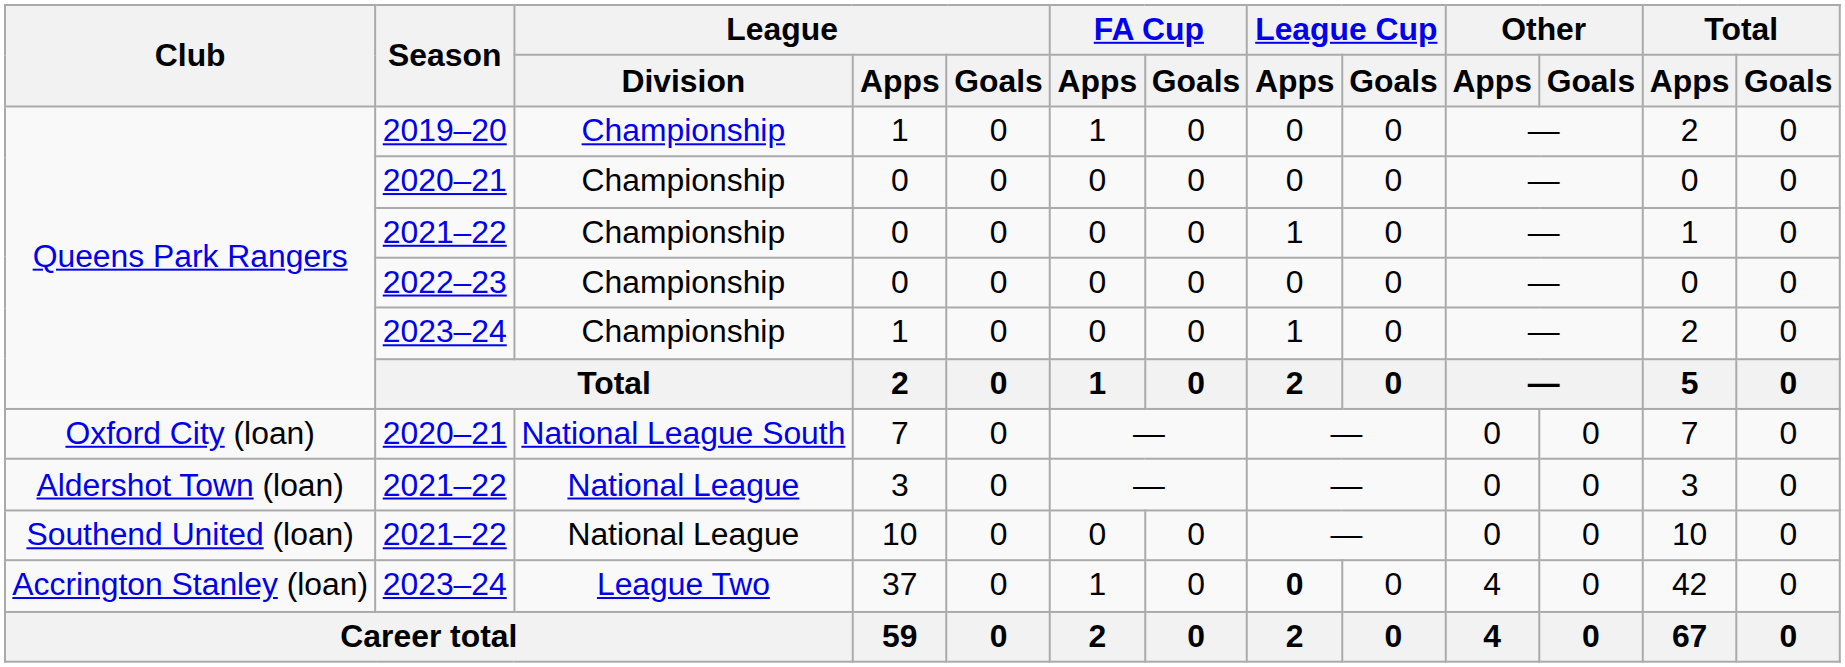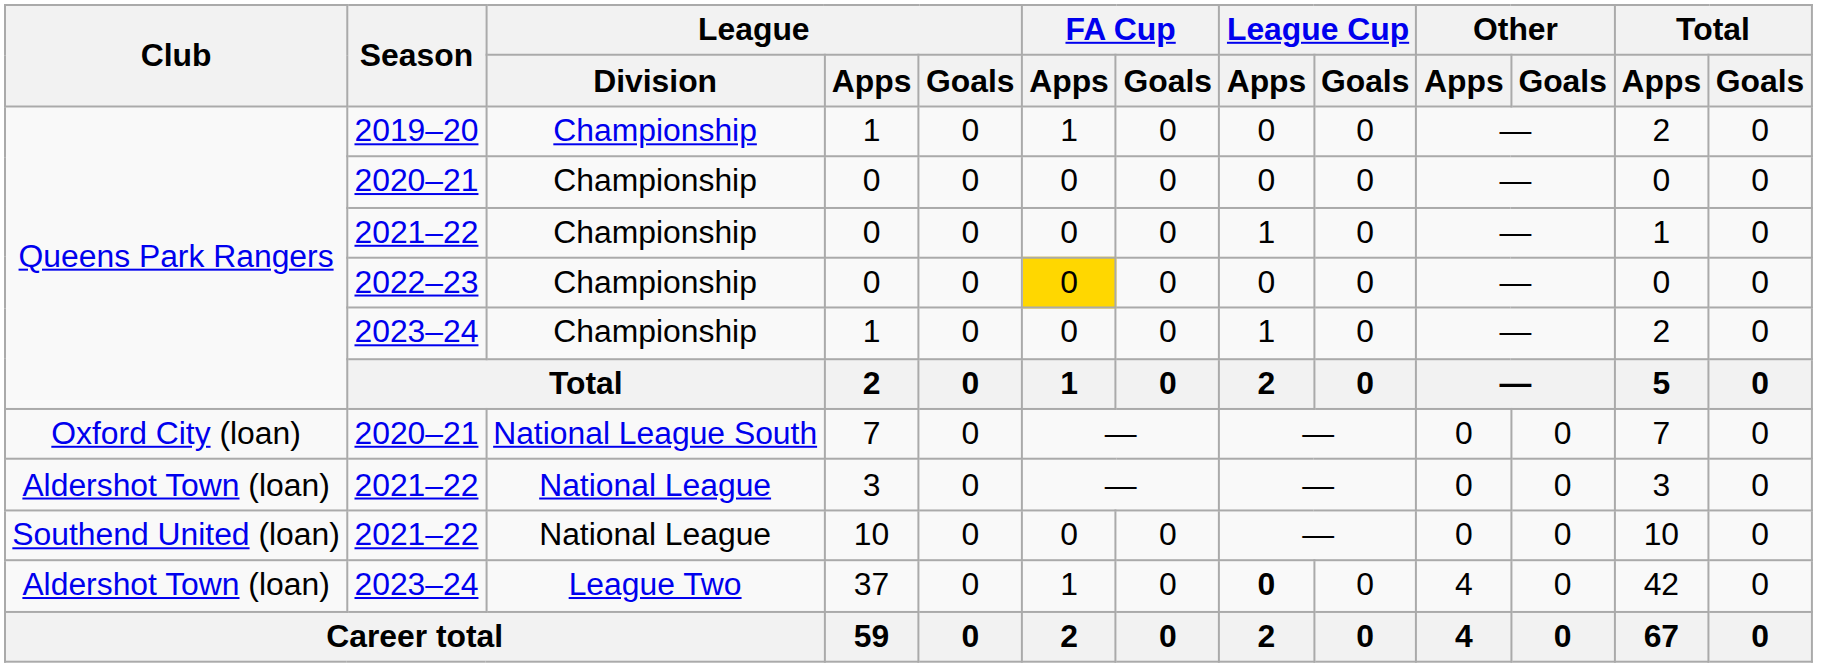(1097, 282) no background -> (1069, 282) gold background
(190, 585) Accrington Stanley (loan) -> (176, 585) Aldershot Town (loan)
